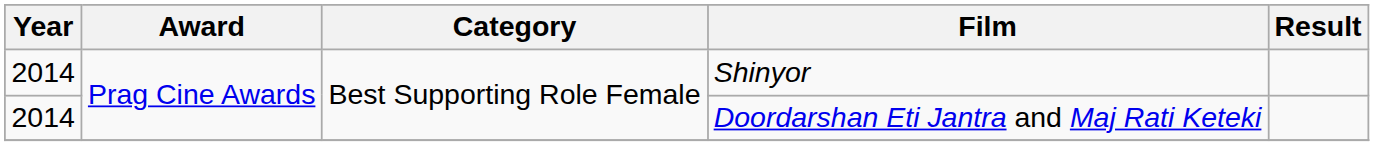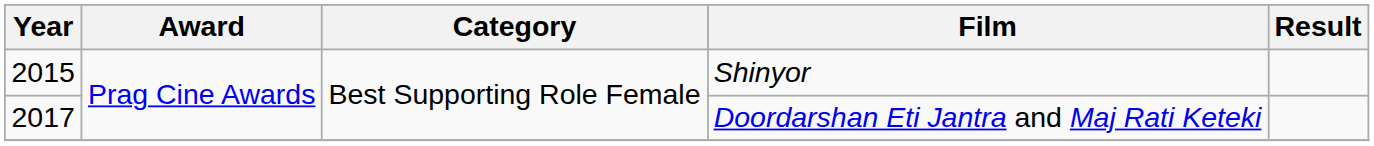(43, 72) 2014 -> (43, 72) 2015
(43, 117) 2014 -> (43, 117) 2017
